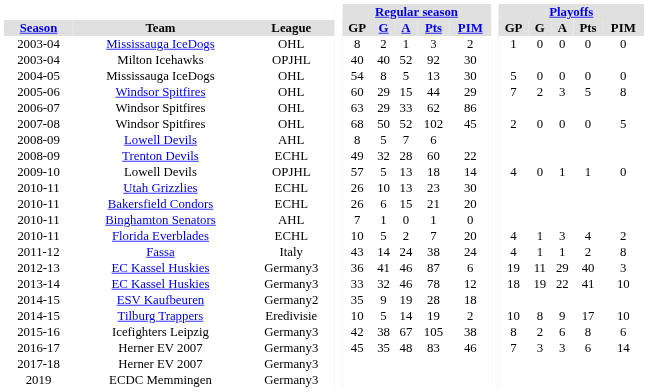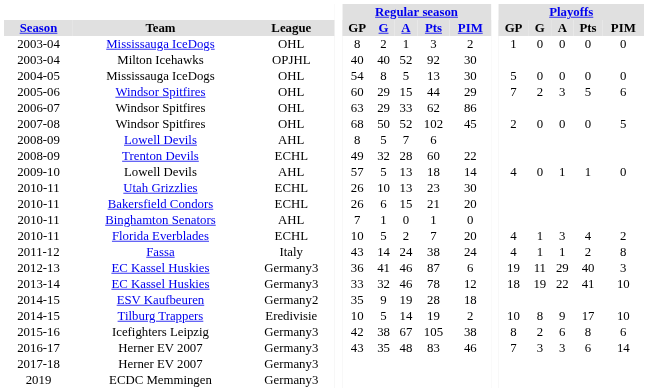(623, 92) 8 -> (623, 92) 6
(291, 172) OPJHL -> (291, 172) AHL
(357, 348) 45 -> (357, 348) 43
